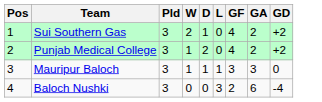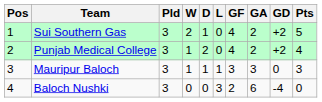+ column: (305, 13)
